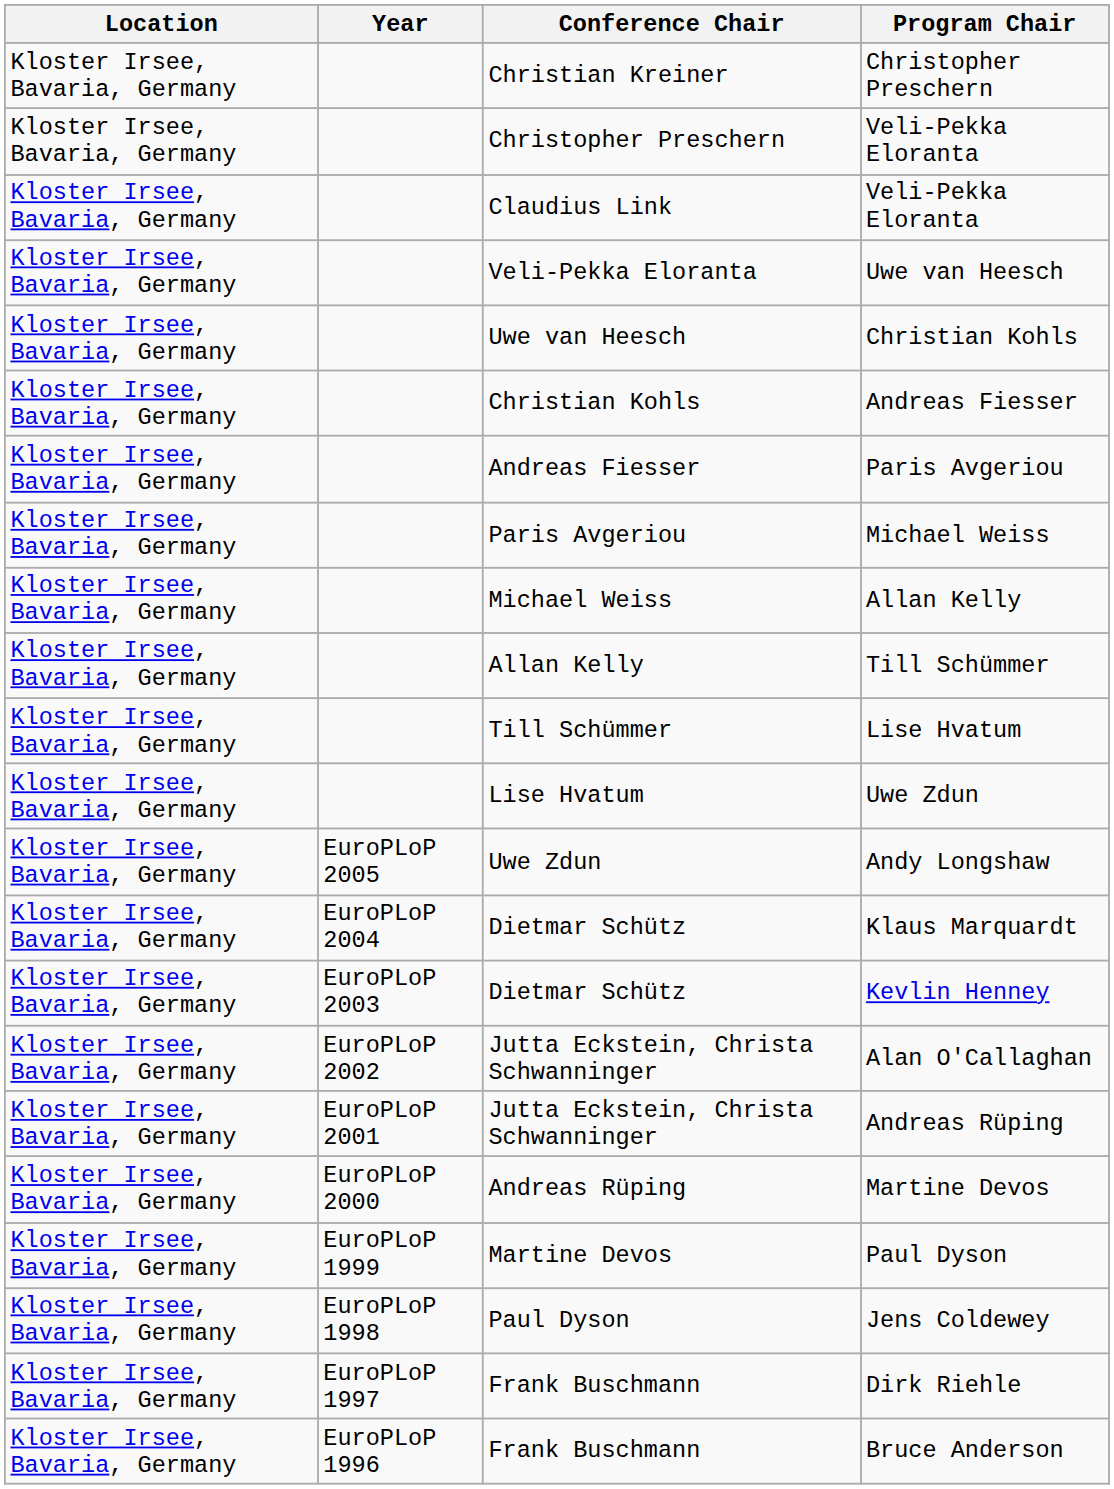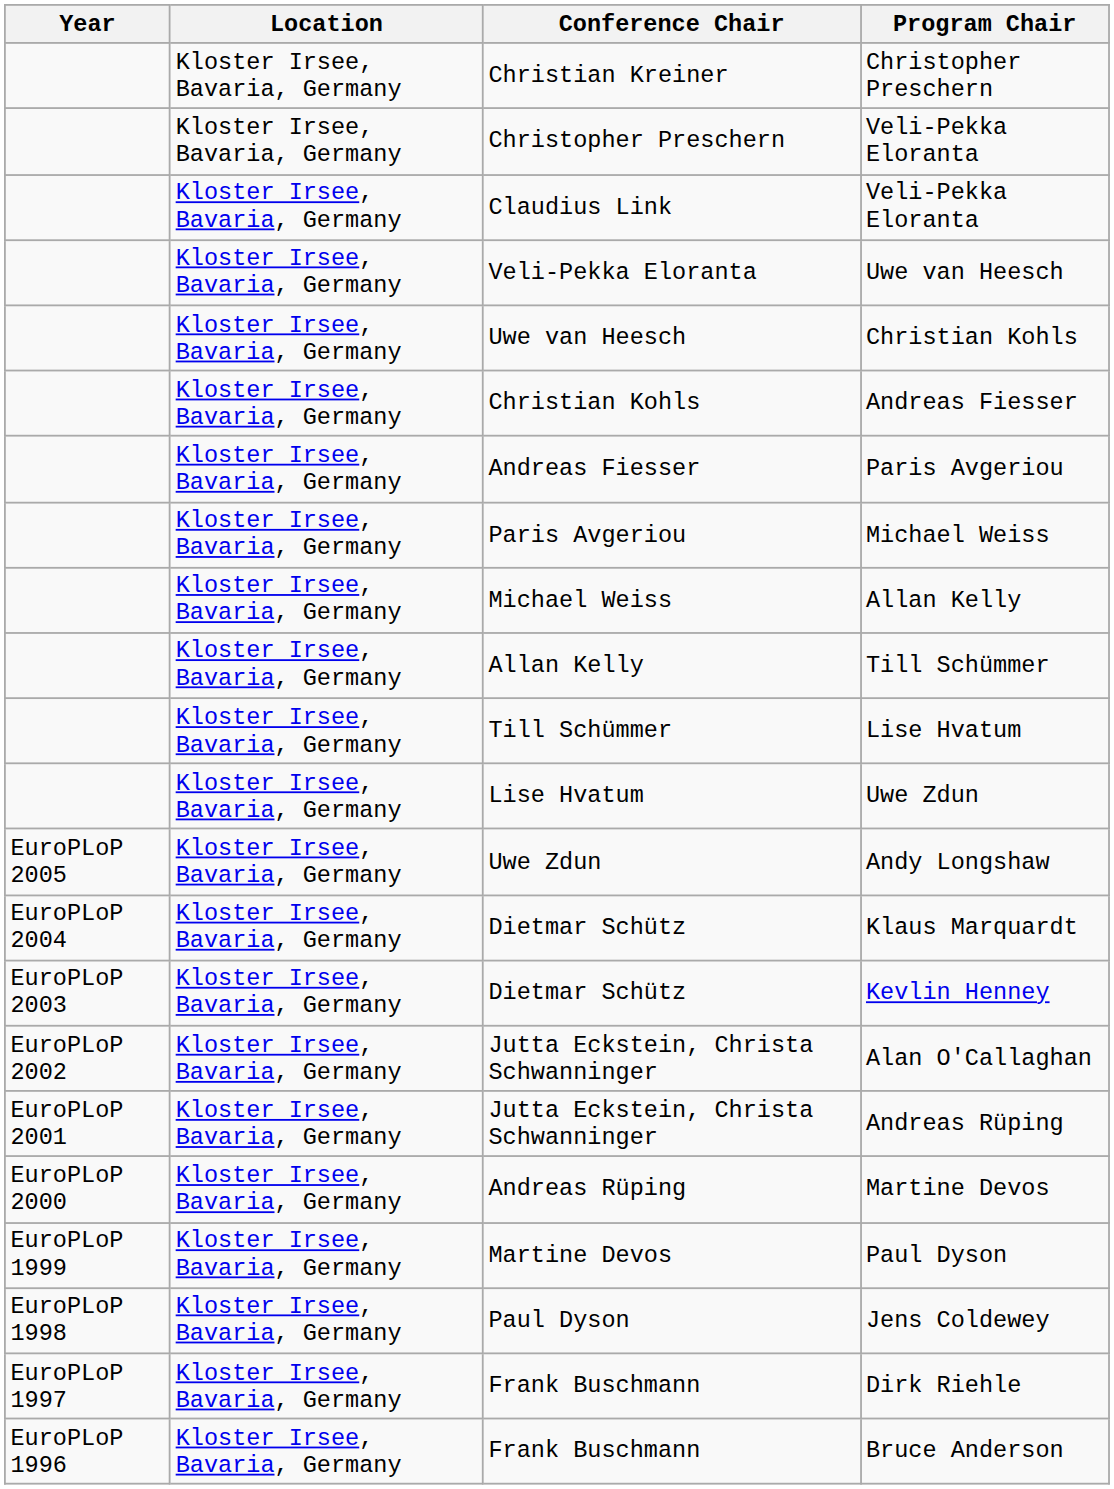columns swapped: (400, 24) <-> (161, 24)
